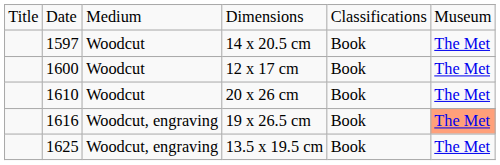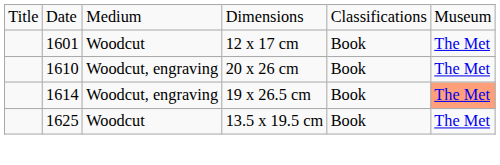- row: (268, 43)
(62, 69) 1600 -> (62, 43) 1601
(115, 95) Woodcut -> (152, 69) Woodcut, engraving
(62, 120) 1616 -> (62, 95) 1614
(152, 146) Woodcut, engraving -> (115, 120) Woodcut
